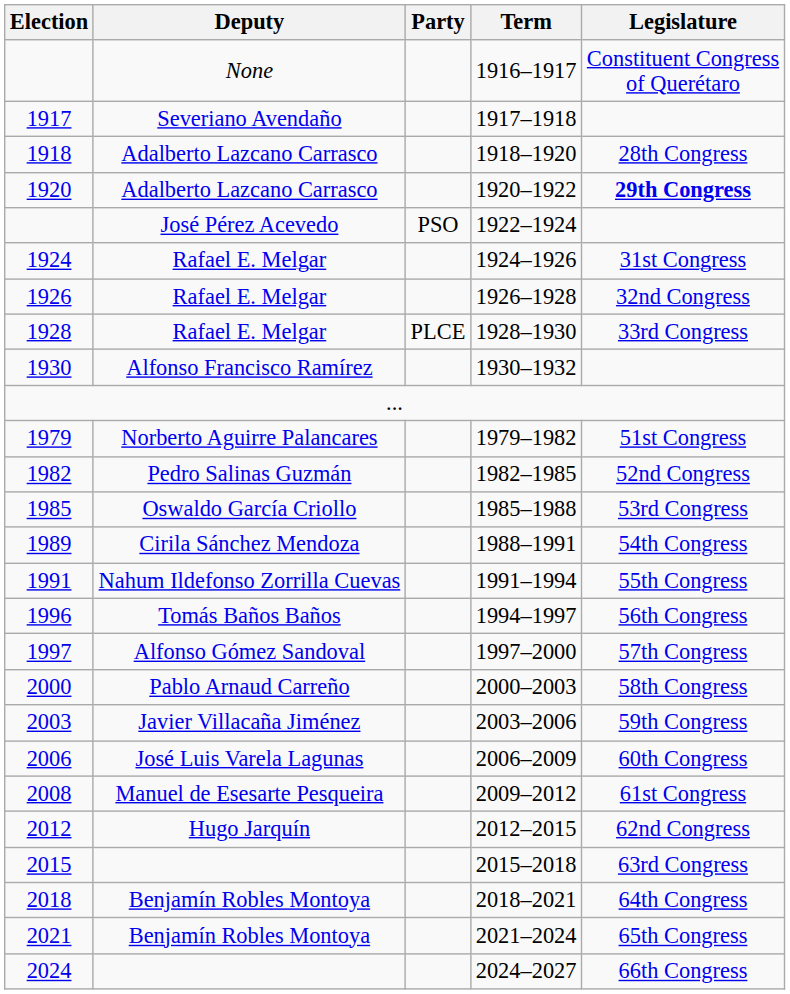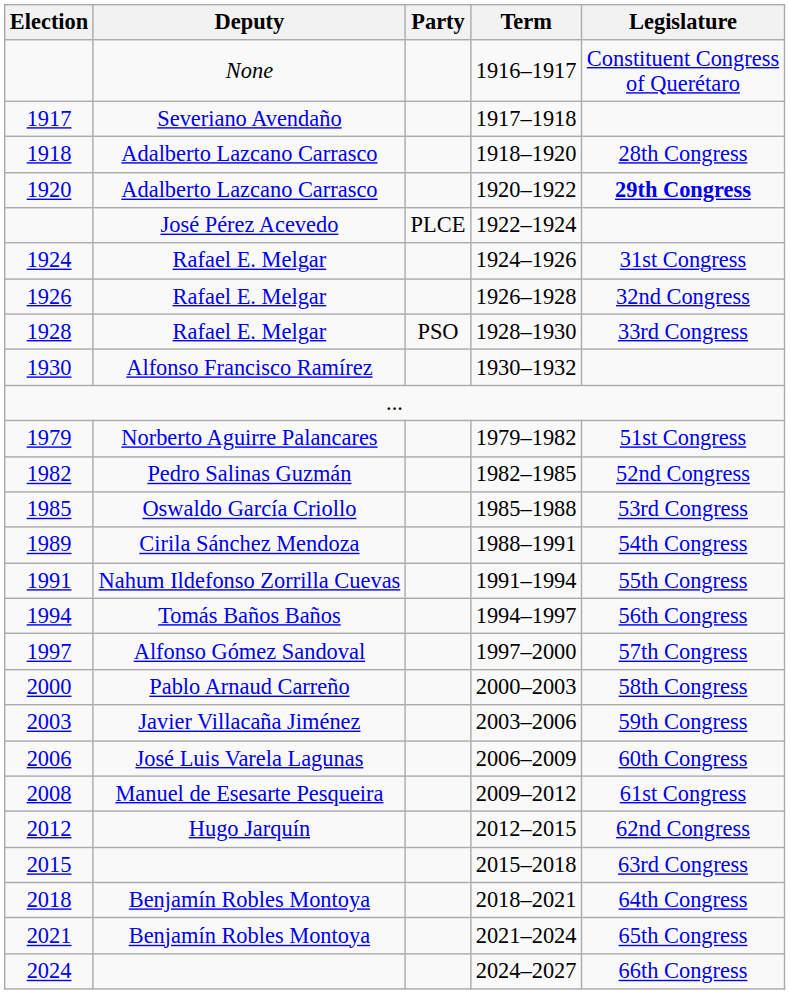(438, 225) PSO -> (438, 225) PLCE
(438, 331) PLCE -> (438, 331) PSO
(49, 615) 1996 -> (49, 615) 1994
